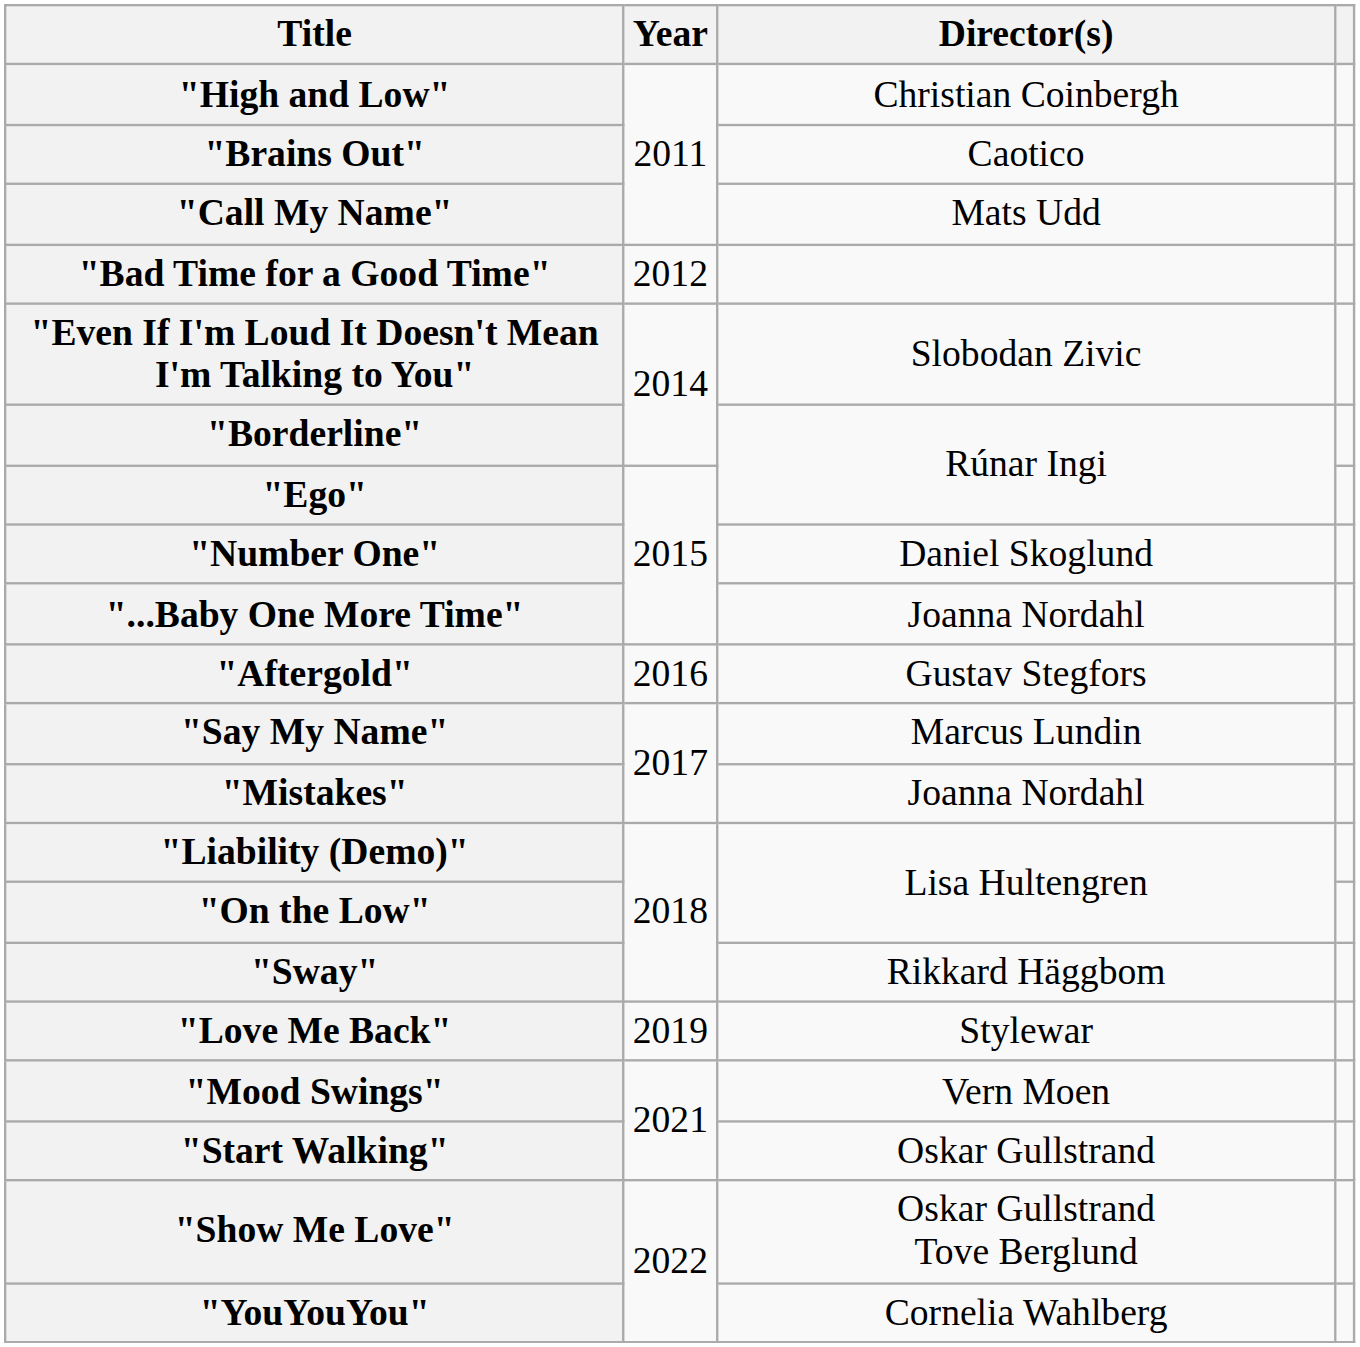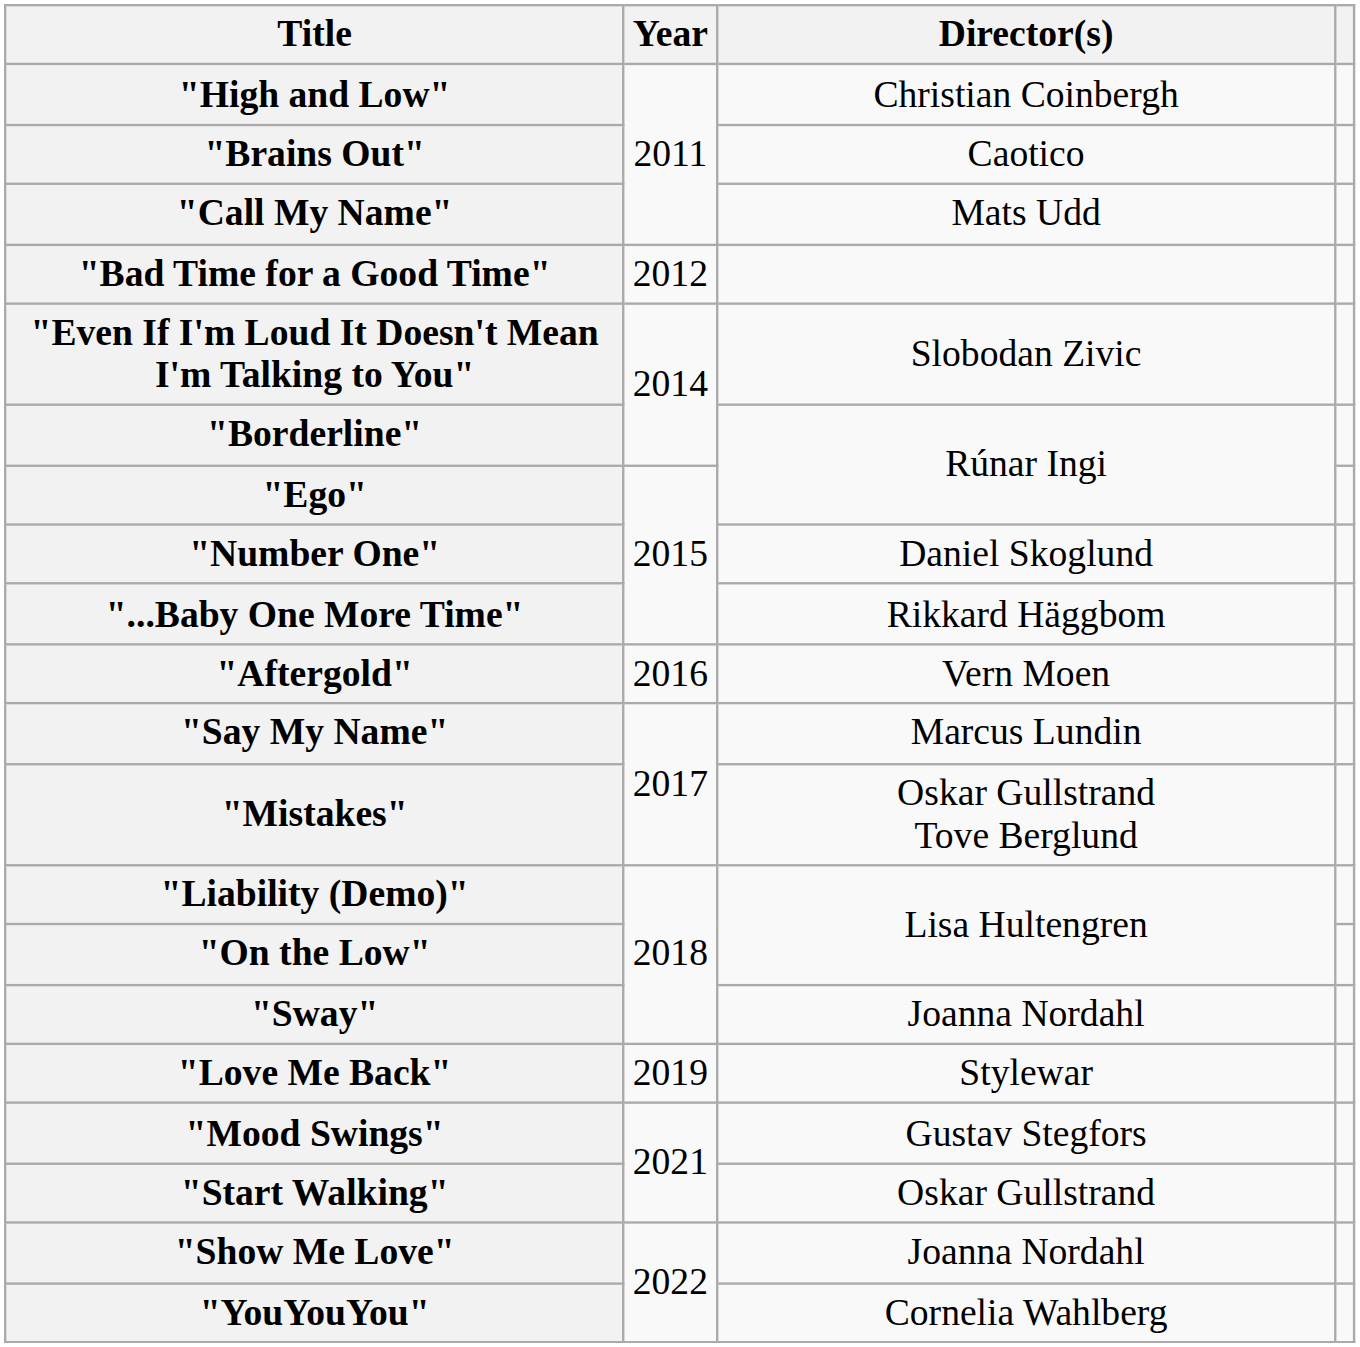(1026, 613) Joanna Nordahl -> (1026, 613) Rikkard Häggbom
(1026, 672) Gustav Stegfors -> (1026, 672) Vern Moen
(1026, 792) Joanna Nordahl -> (1026, 813) Oskar Gullstrand Tove Berglund
(1026, 971) Rikkard Häggbom -> (1026, 1013) Joanna Nordahl
(1026, 1090) Vern Moen -> (1026, 1132) Gustav Stegfors
(1026, 1230) Oskar Gullstrand Tove Berglund -> (1026, 1251) Joanna Nordahl
